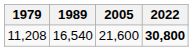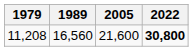(73, 35) 16,540 -> (73, 35) 16,560
